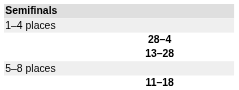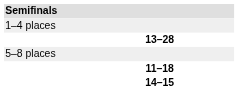- row: (160, 39)
+ row: (160, 82)
